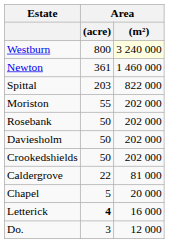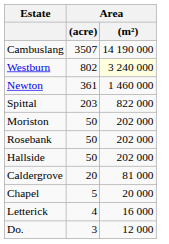+ row: (35, 49)
(103, 49) 800 -> (89, 67) 802
(105, 103) 55 -> (91, 121) 50
- row: (34, 139)
+ row: (26, 157)
- row: (42, 157)
(105, 175) 22 -> (91, 175) 20
(108, 211) bold -> (94, 211) normal
